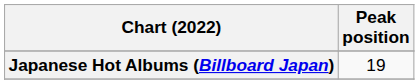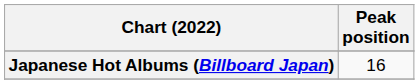(376, 65) 19 -> (376, 65) 16
